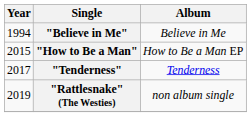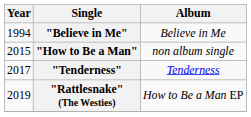(193, 51) How to Be a Man EP -> (193, 51) non album single
(193, 95) non album single -> (193, 95) How to Be a Man EP
